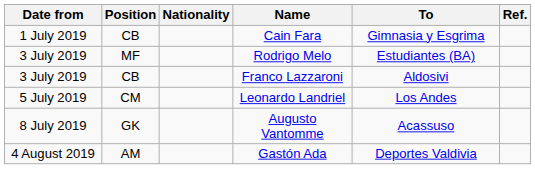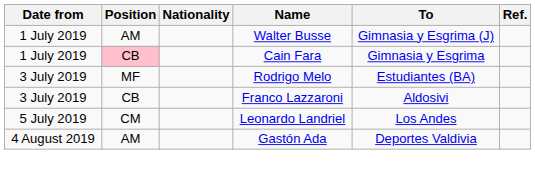+ row: (292, 36)
(130, 36) no background -> (130, 57) pink background
- row: (292, 126)
